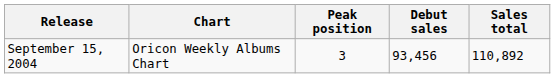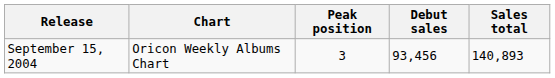(498, 56) 110,892 -> (498, 56) 140,893
